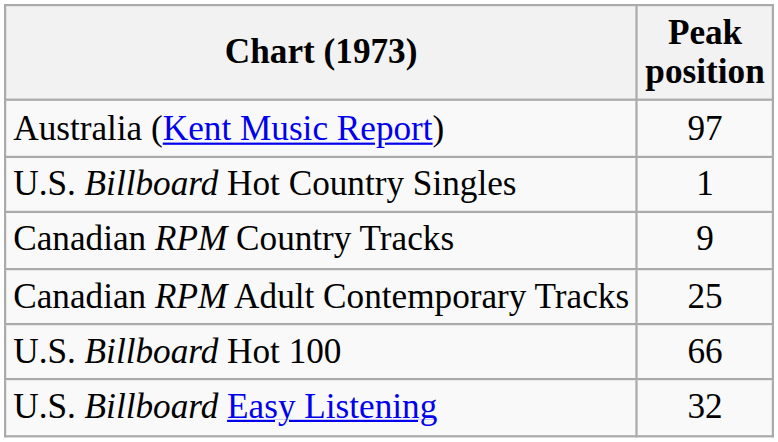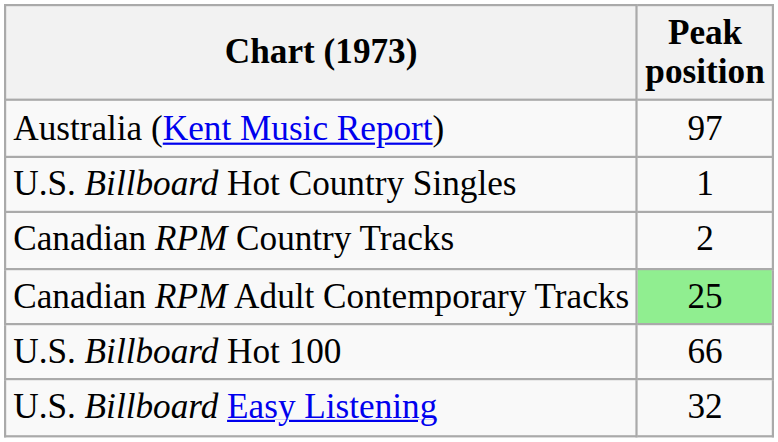(705, 239) 9 -> (705, 239) 2
(705, 295) no background -> (705, 295) lightgreen background
